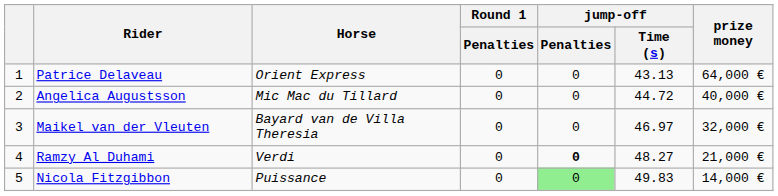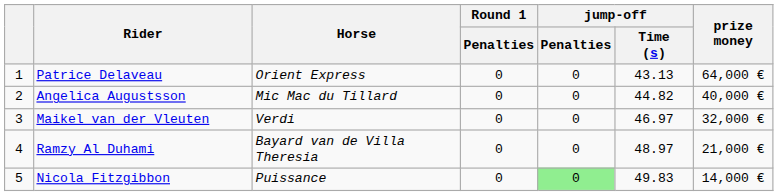(654, 97) 44.72 -> (654, 97) 44.82
(330, 127) Bayard van de Villa Theresia -> (275, 119) Verdi
(275, 157) Verdi -> (330, 149) Bayard van de Villa Theresia
(576, 157) bold -> (576, 149) normal
(654, 157) 48.27 -> (654, 149) 48.97
